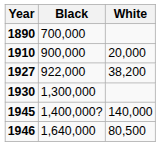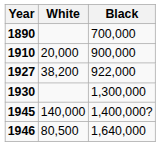columns swapped: (72, 14) <-> (130, 14)
